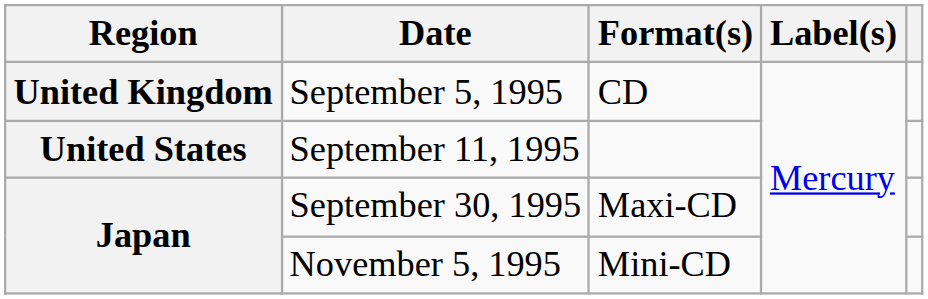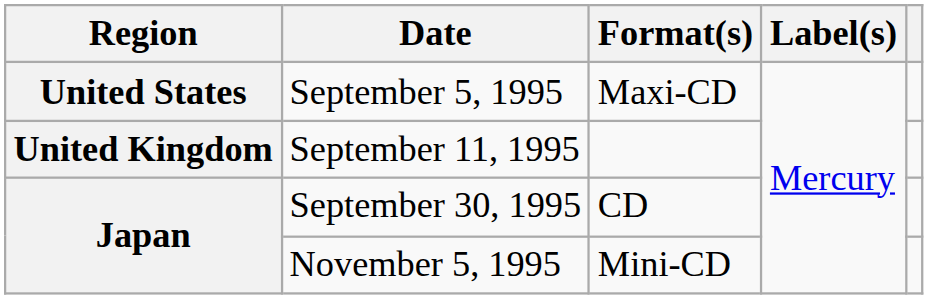(143, 90) United Kingdom -> (143, 90) United States
(623, 90) CD -> (667, 90) Maxi-CD
(143, 148) United States -> (143, 148) United Kingdom
(667, 206) Maxi-CD -> (623, 206) CD
